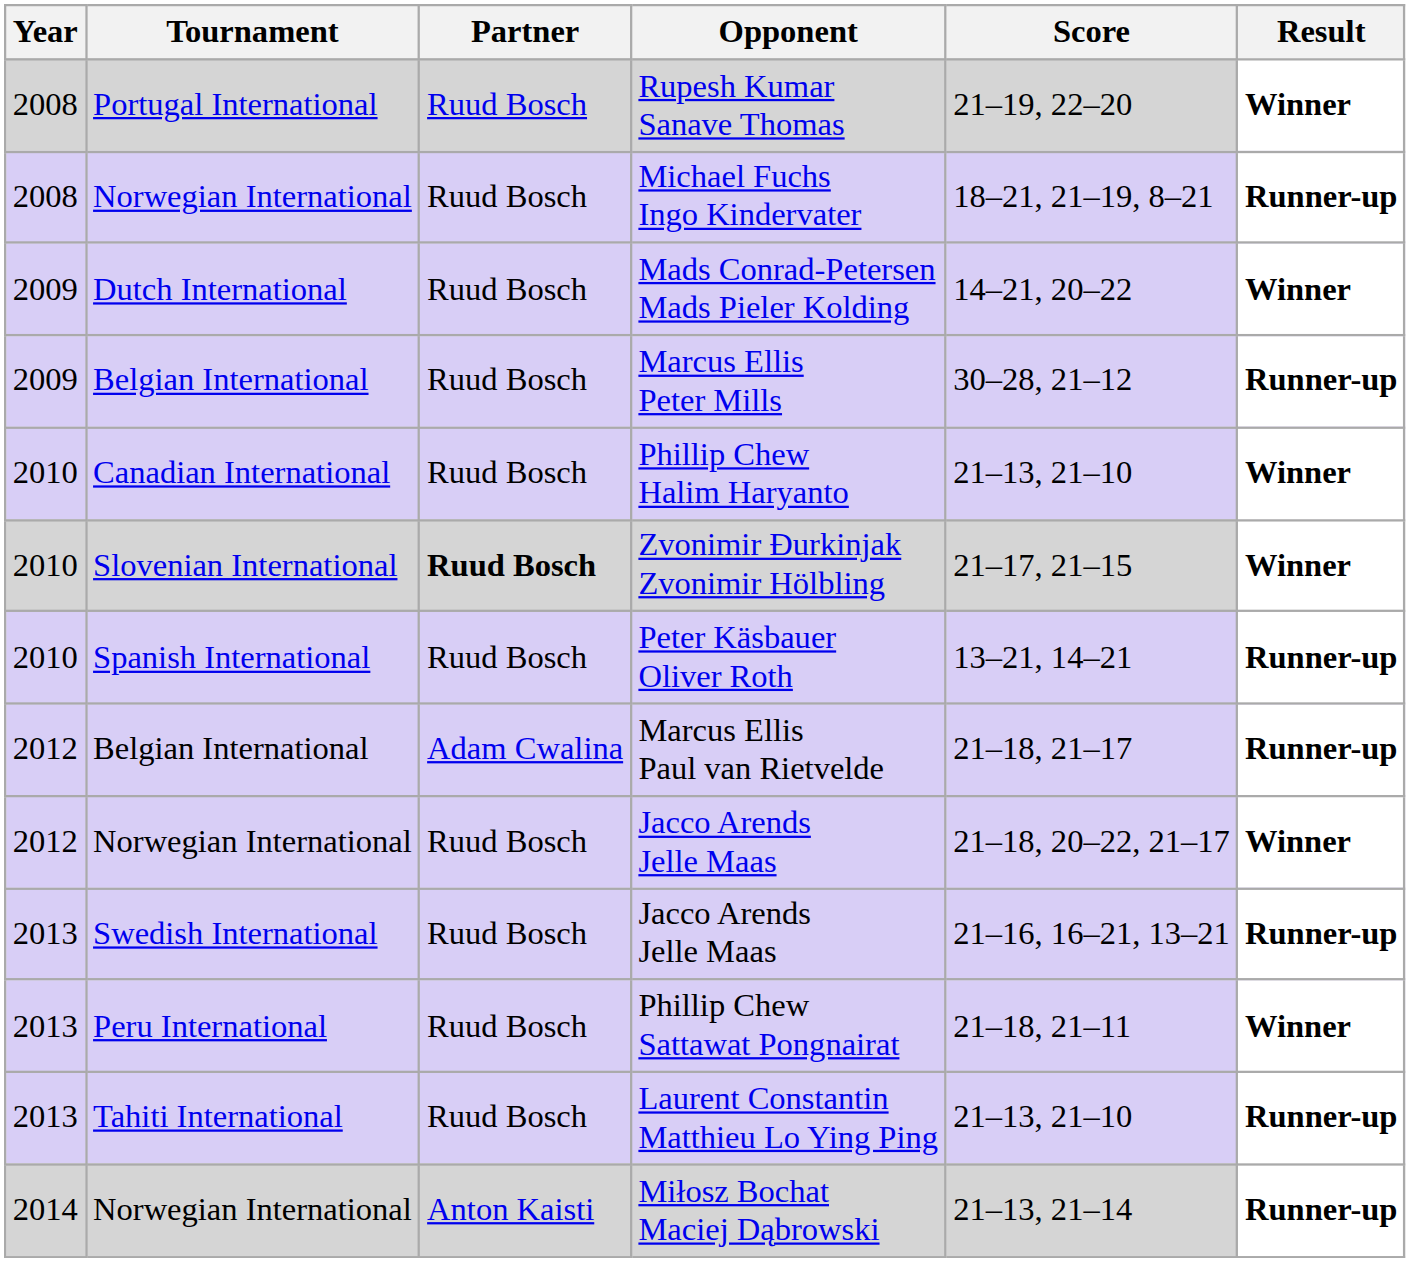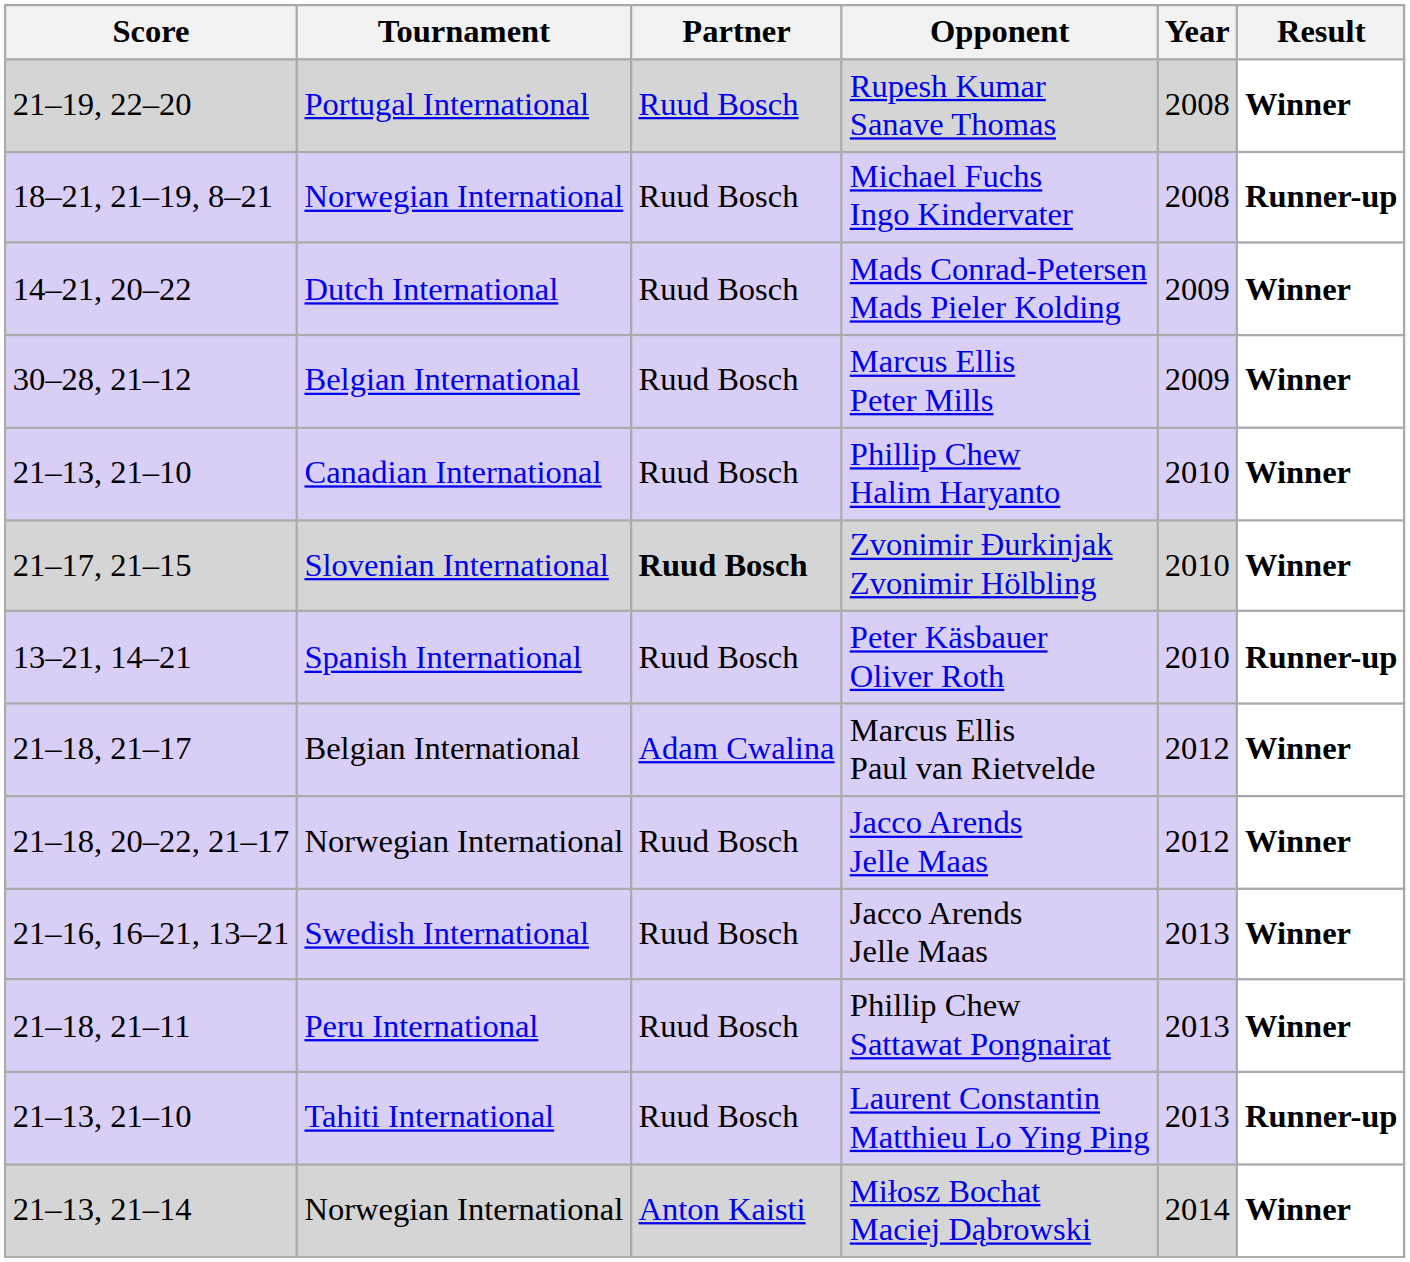columns swapped: (45, 31) <-> (1092, 31)
(1321, 380) Runner-up -> (1298, 380) Winner
(1321, 749) Runner-up -> (1298, 749) Winner
(1321, 933) Runner-up -> (1298, 933) Winner
(1321, 1209) Runner-up -> (1298, 1209) Winner
